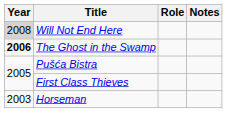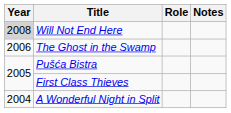(19, 47) bold -> (19, 47) normal
+ row: (98, 99)
- row: (61, 99)
